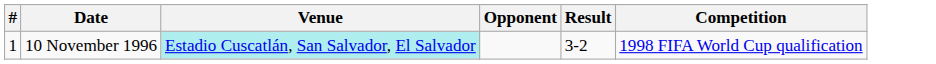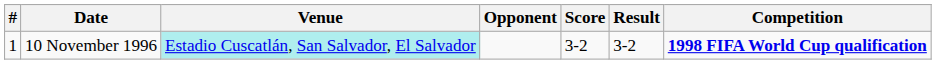+ column: (585, 18)
(741, 45) normal -> (797, 45) bold
